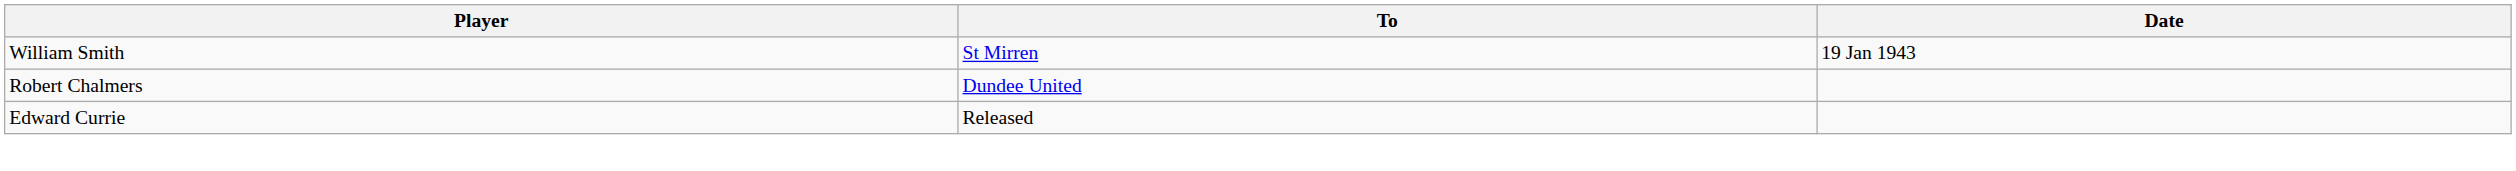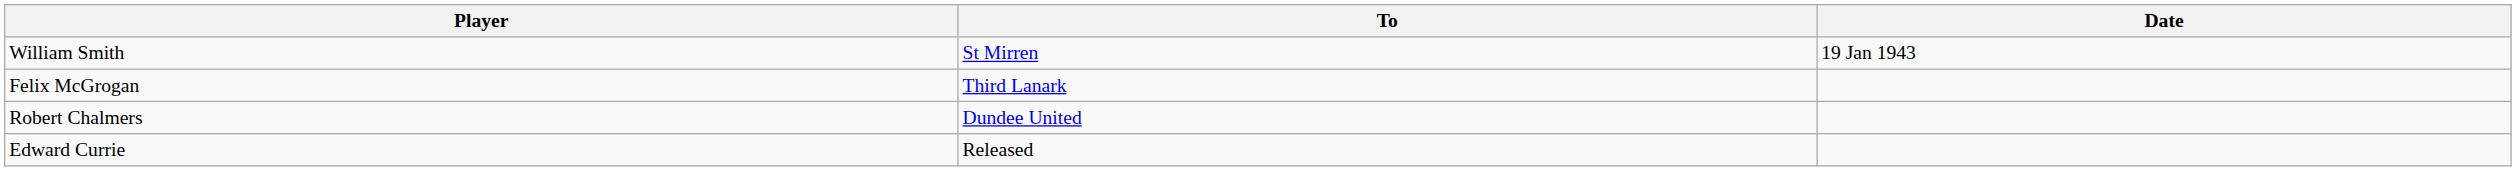+ row: (74, 85)
